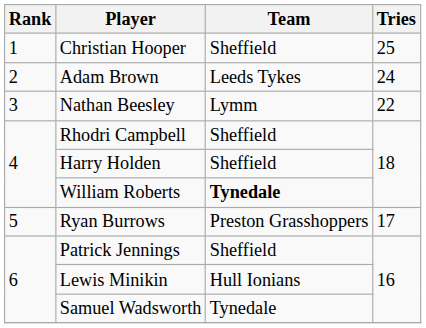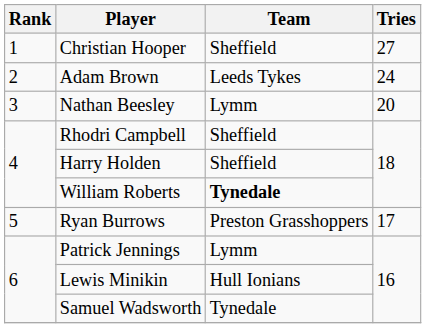(386, 47) 25 -> (386, 47) 27
(386, 105) 22 -> (386, 105) 20
(243, 250) Sheffield -> (234, 250) Lymm
